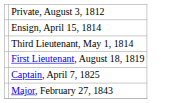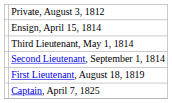+ row: (88, 59)
- row: (62, 91)
